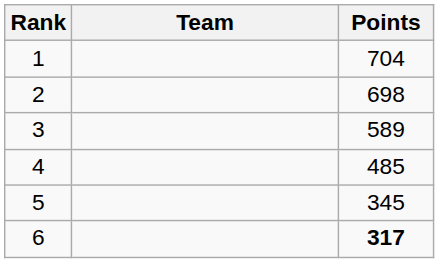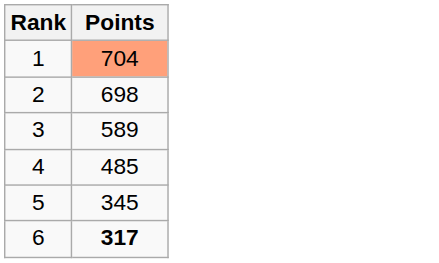- column: (205, 22)
(386, 58) no background -> (120, 58) lightsalmon background
